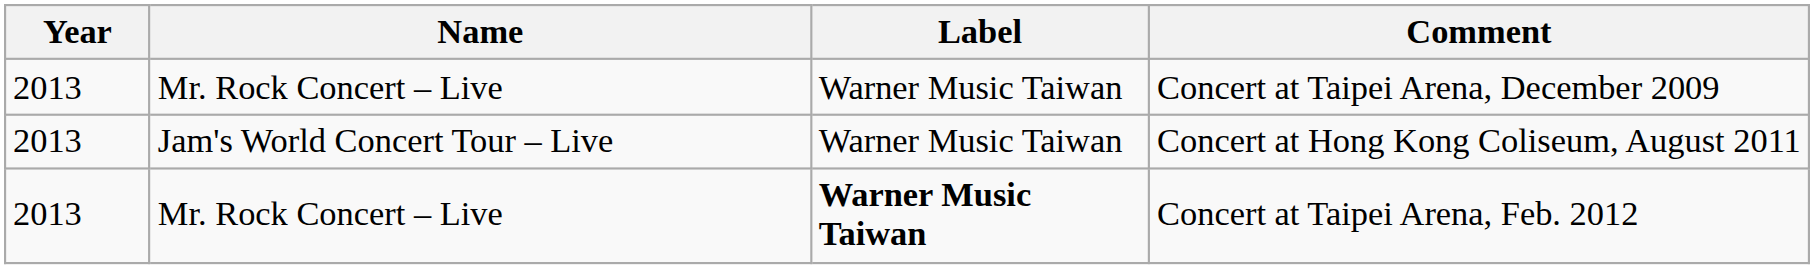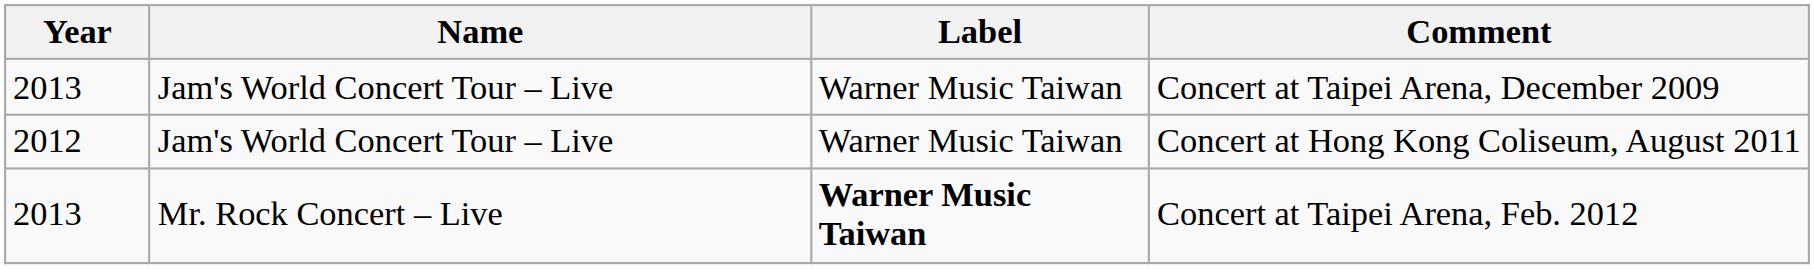(330, 86) Mr. Rock Concert – Live -> (386, 86) Jam's World Concert Tour – Live
(47, 140) 2013 -> (47, 140) 2012
